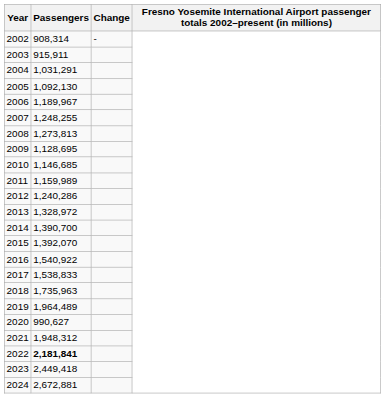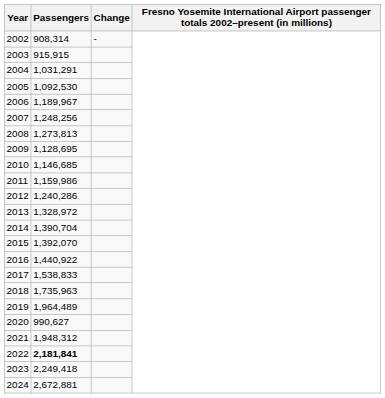(51, 54) 915,911 -> (51, 54) 915,915
(55, 86) 1,092,130 -> (55, 86) 1,092,530
(55, 117) 1,248,255 -> (55, 117) 1,248,256
(55, 180) 1,159,989 -> (55, 180) 1,159,986
(55, 228) 1,390,700 -> (55, 228) 1,390,704
(55, 259) 1,540,922 -> (55, 259) 1,440,922
(55, 369) 2,449,418 -> (55, 369) 2,249,418
